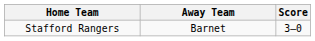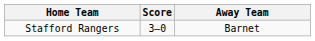columns swapped: (293, 12) <-> (208, 12)
